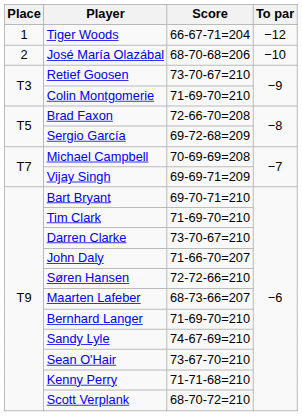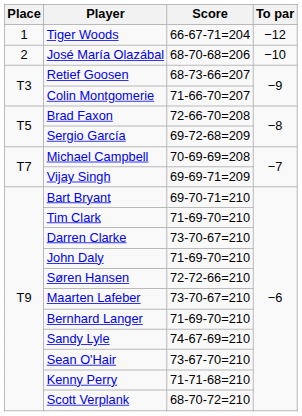(210, 75) 73-70-67=210 -> (210, 75) 68-73-66=207
(210, 95) 71-69-70=210 -> (210, 95) 71-66-70=207
(210, 258) 71-66-70=207 -> (210, 258) 71-69-70=210
(210, 298) 68-73-66=207 -> (210, 298) 73-70-67=210
